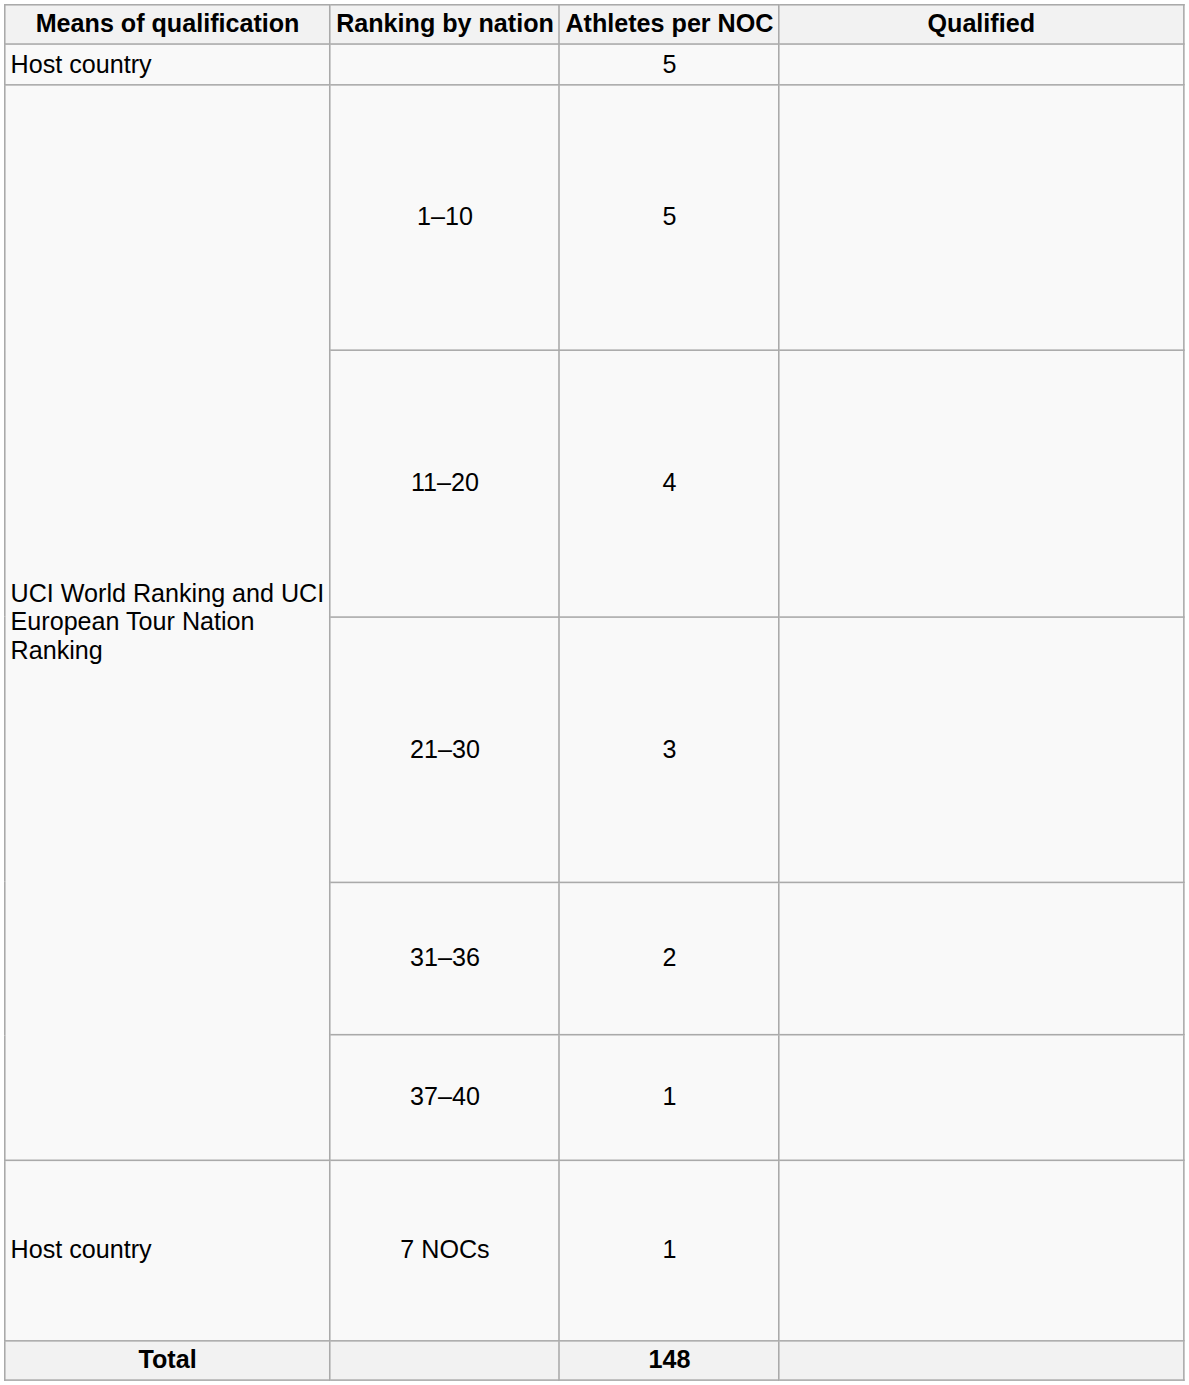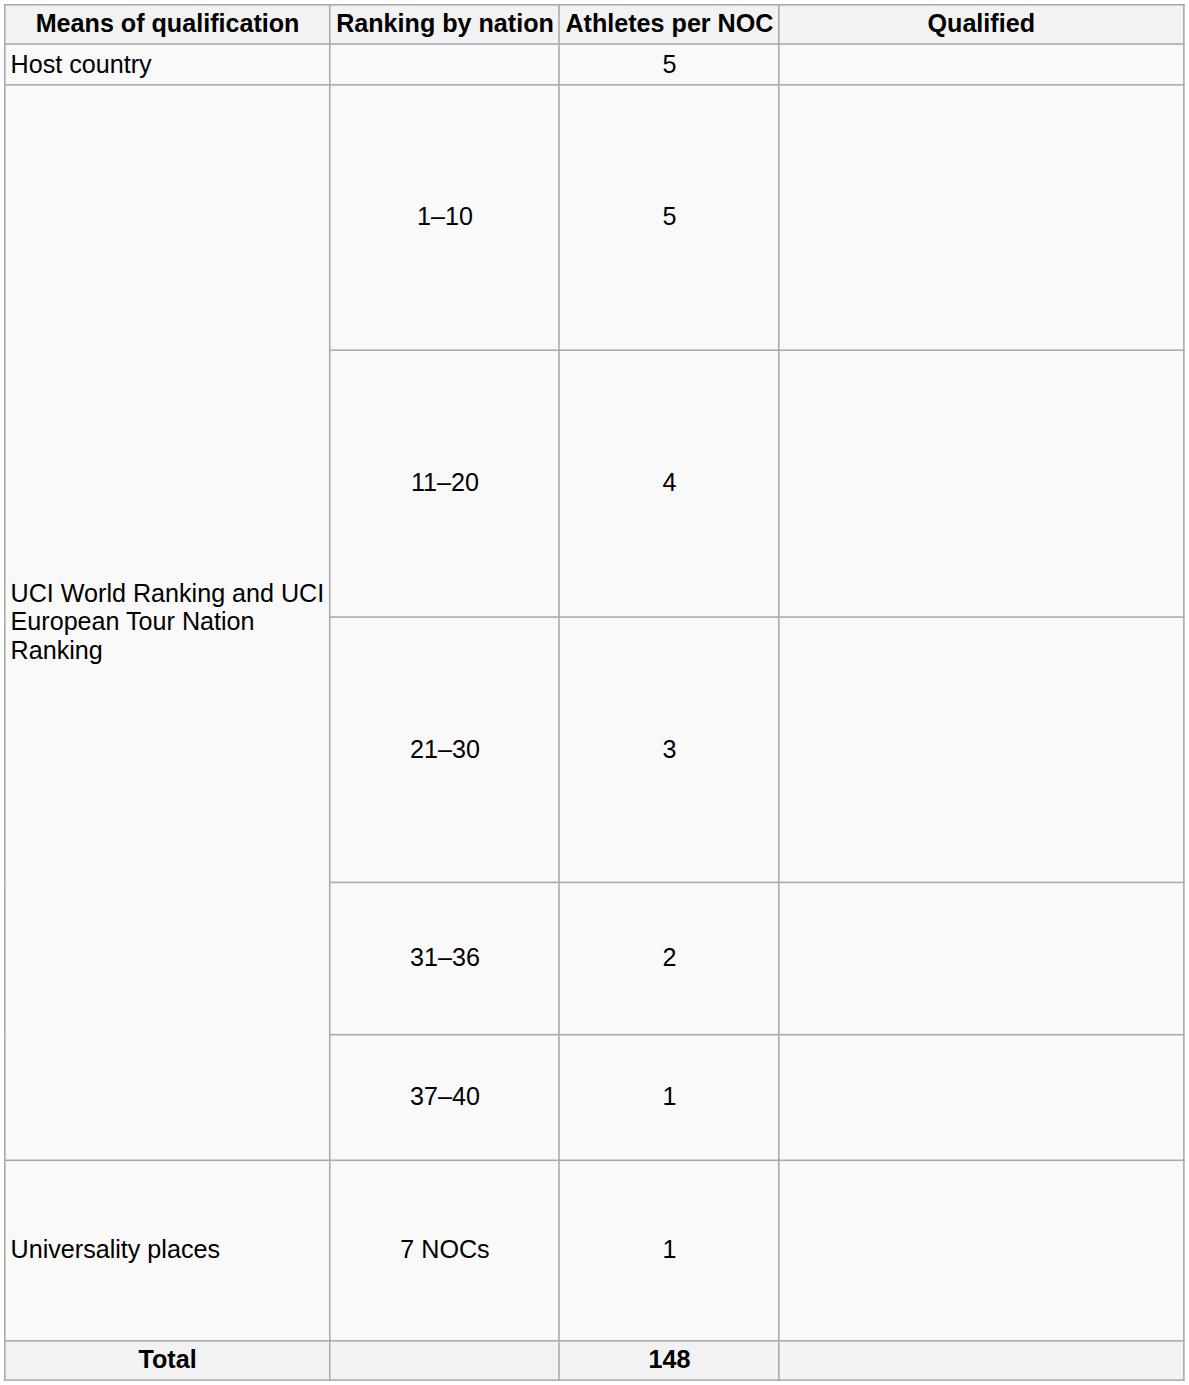(81, 1250) Host country -> (115, 1250) Universality places
